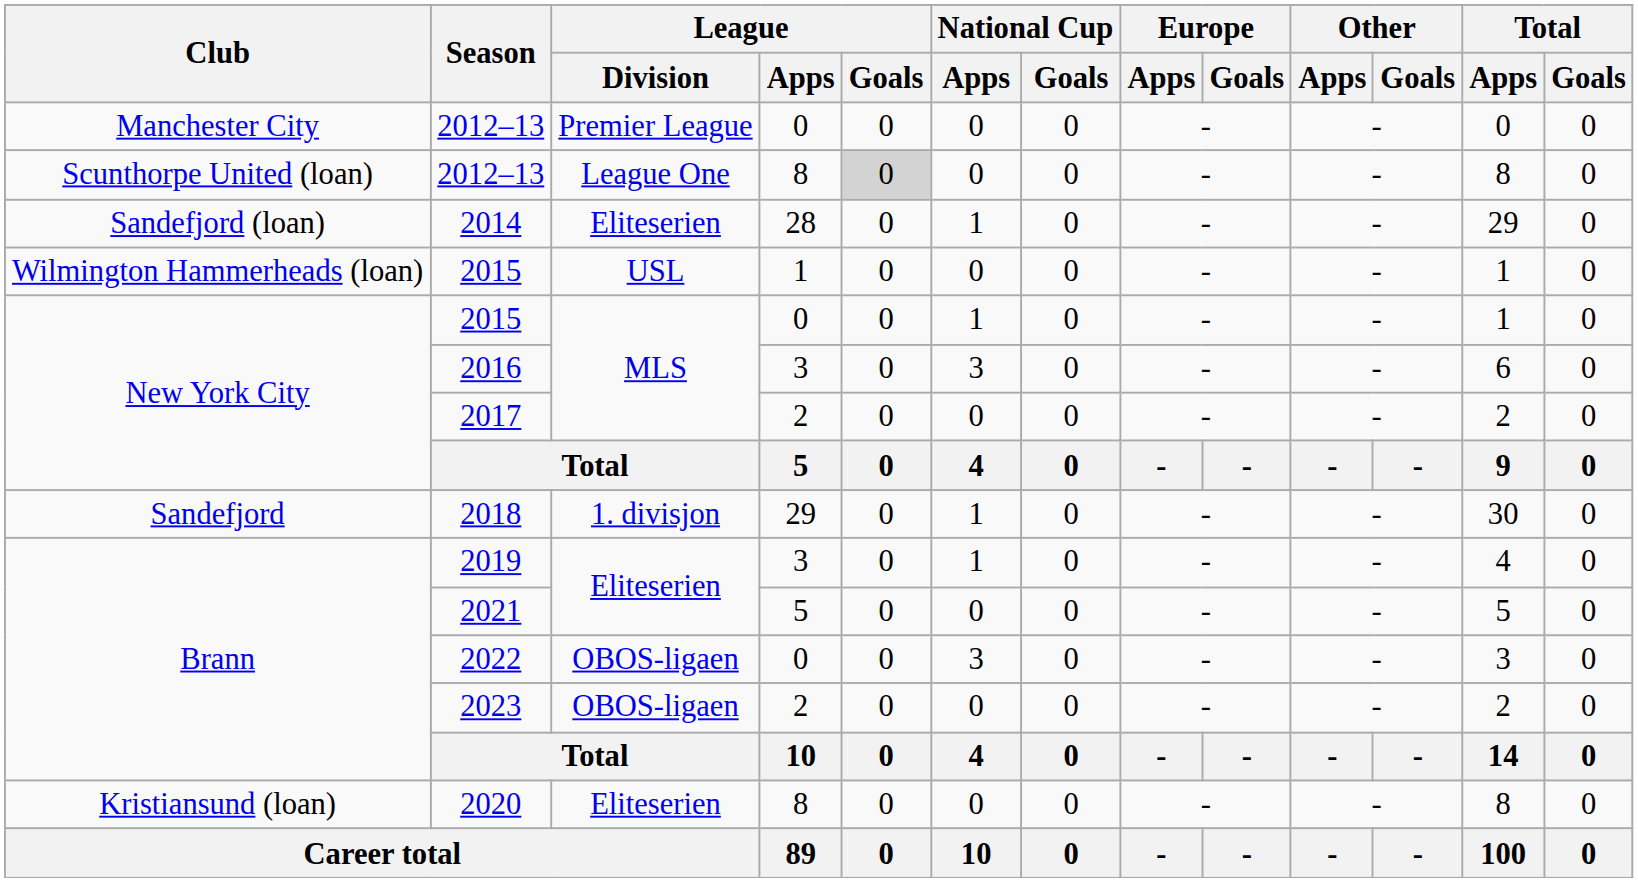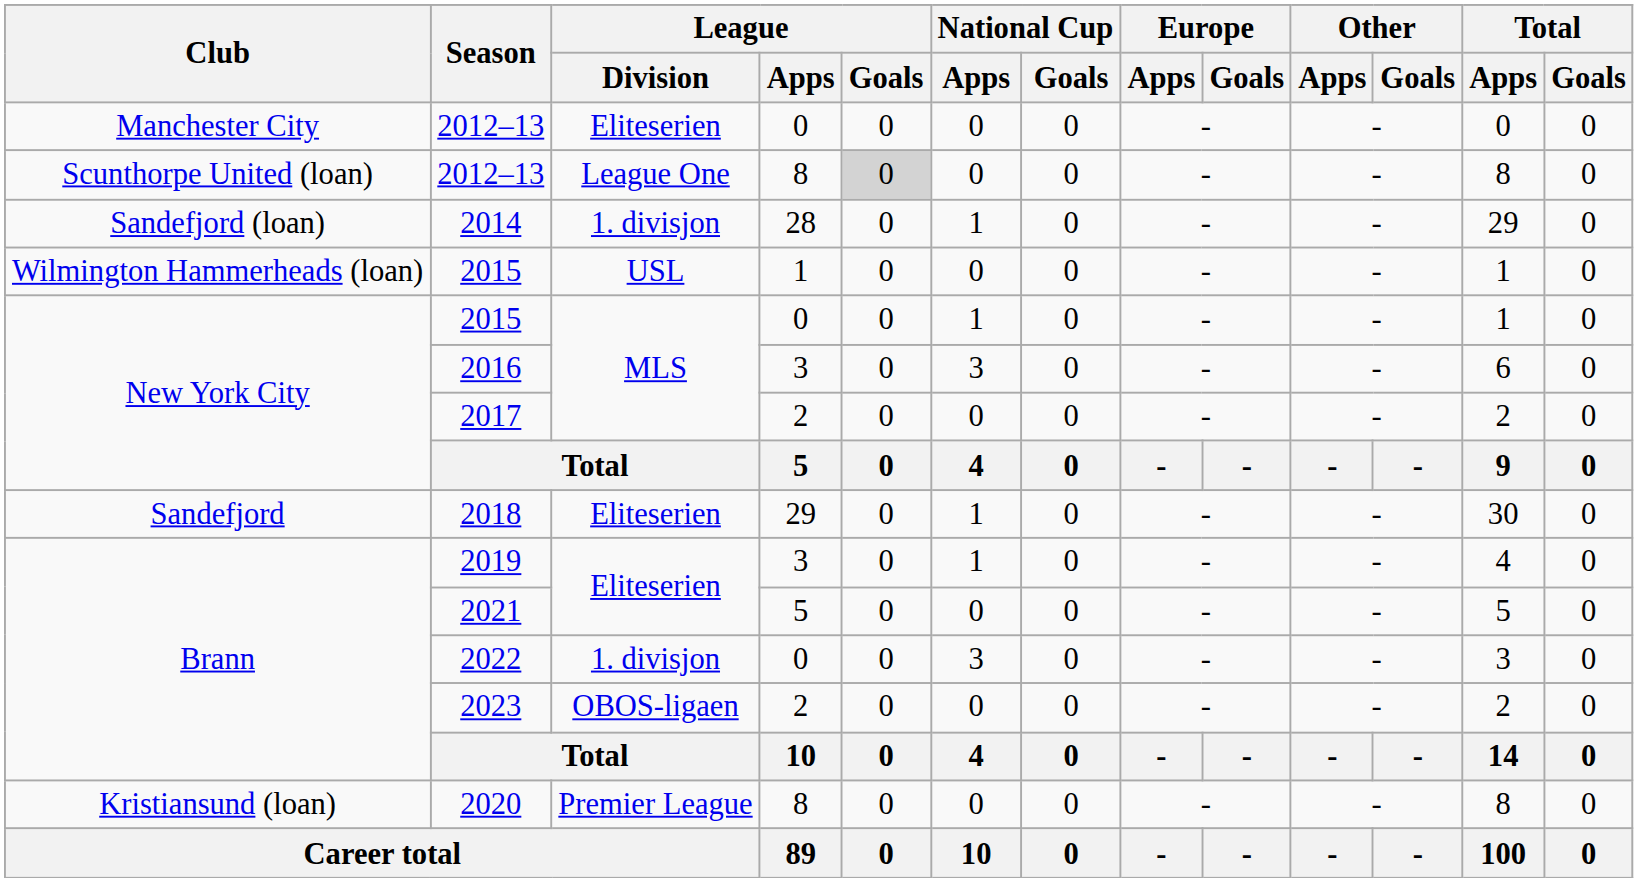(656, 125) Premier League -> (656, 125) Eliteserien
(656, 222) Eliteserien -> (655, 222) 1. divisjon
(655, 513) 1. divisjon -> (656, 513) Eliteserien
(656, 658) OBOS-ligaen -> (655, 658) 1. divisjon
(656, 804) Eliteserien -> (656, 804) Premier League
